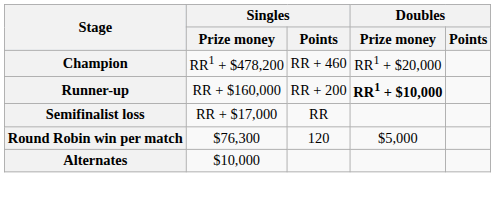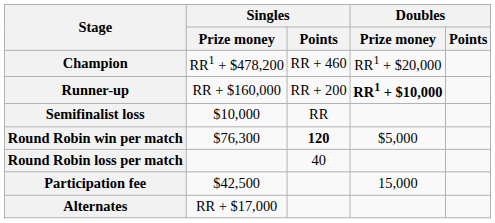(237, 115) RR + $17,000 -> (237, 115) $10,000
(319, 137) normal -> (319, 137) bold
+ row: (95, 160)
+ row: (95, 183)
(237, 160) $10,000 -> (237, 206) RR + $17,000
